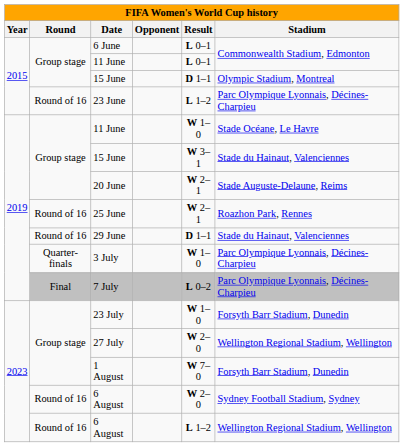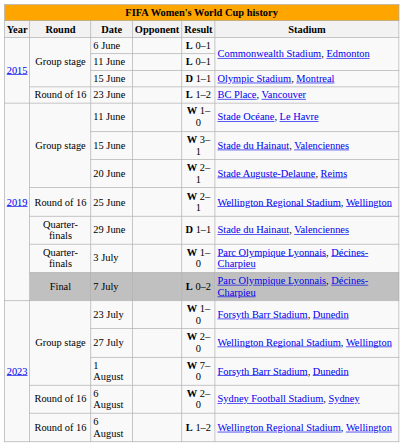(293, 101) Parc Olympique Lyonnais, Décines-Charpieu -> (262, 95) BC Place, Vancouver
(265, 213) Roazhon Park, Rennes -> (305, 202) Wellington Regional Stadium, Wellington
(60, 236) Round of 16 -> (60, 230) Quarter-finals
